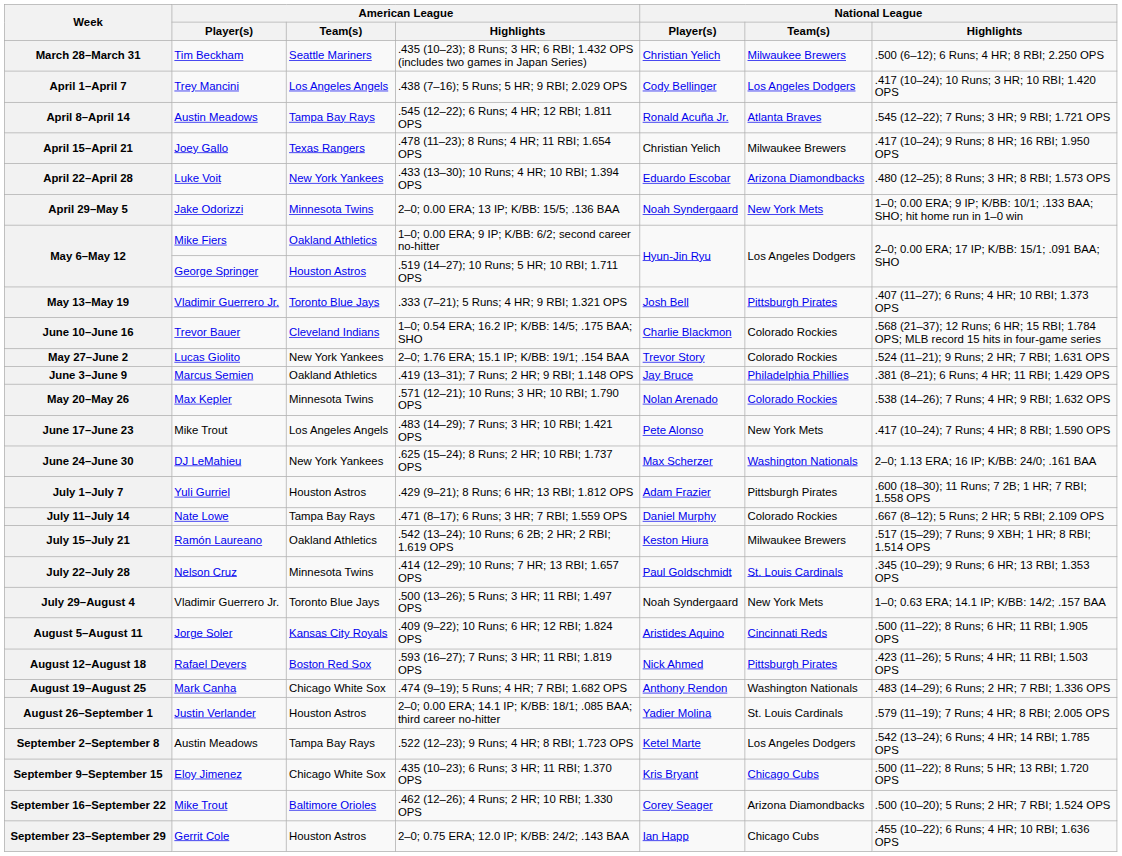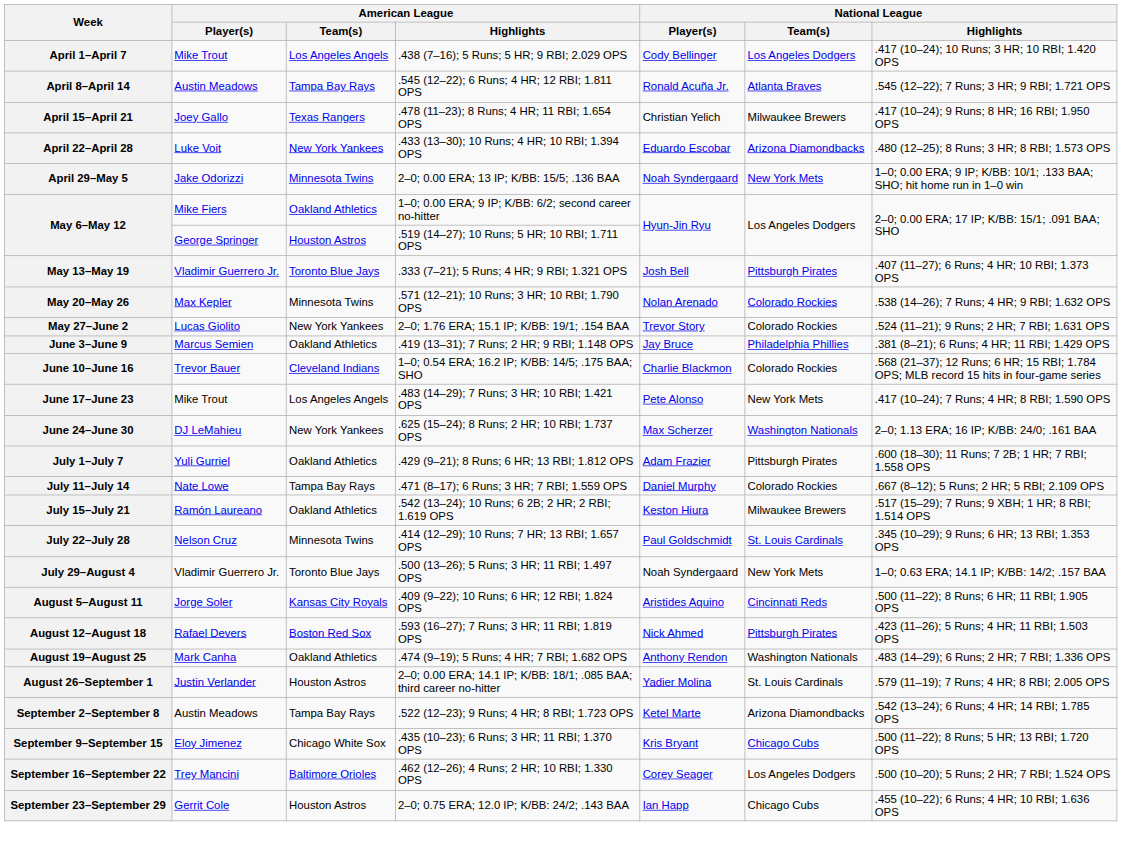- row: (88, 55)
(207, 86) Trey Mancini -> (201, 55) Mike Trout
rows swapped: (88, 399) <-> (88, 333)
(328, 492) Houston Astros -> (333, 461) Oakland Athletics
(337, 688) Chicago White Sox -> (333, 657) Oakland Athletics
(802, 743) Los Angeles Dodgers -> (806, 713) Arizona Diamondbacks
(201, 805) Mike Trout -> (207, 774) Trey Mancini
(806, 805) Arizona Diamondbacks -> (802, 774) Los Angeles Dodgers
